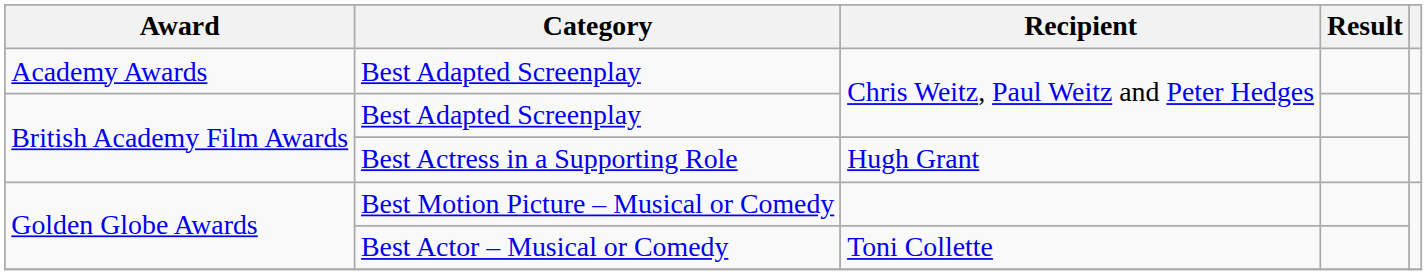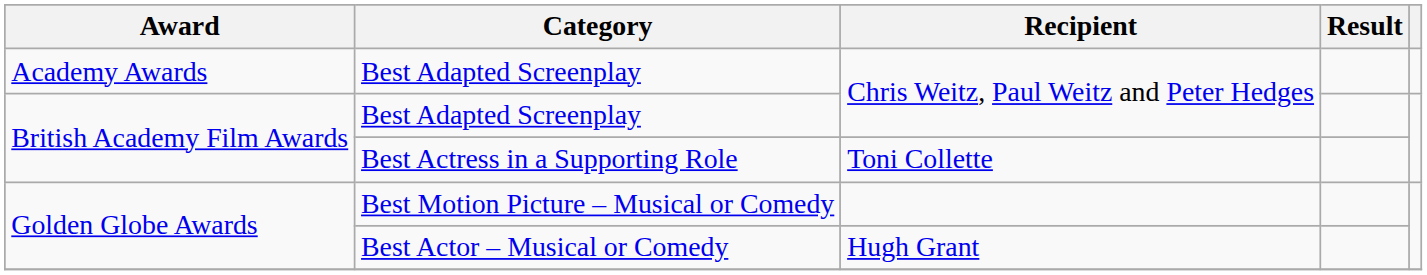(913, 159) Hugh Grant -> (920, 159) Toni Collette
(920, 247) Toni Collette -> (913, 247) Hugh Grant
